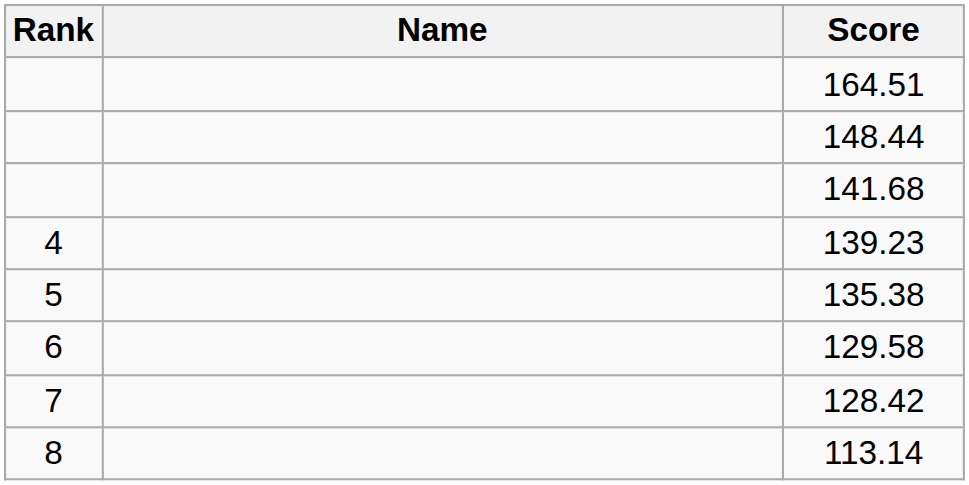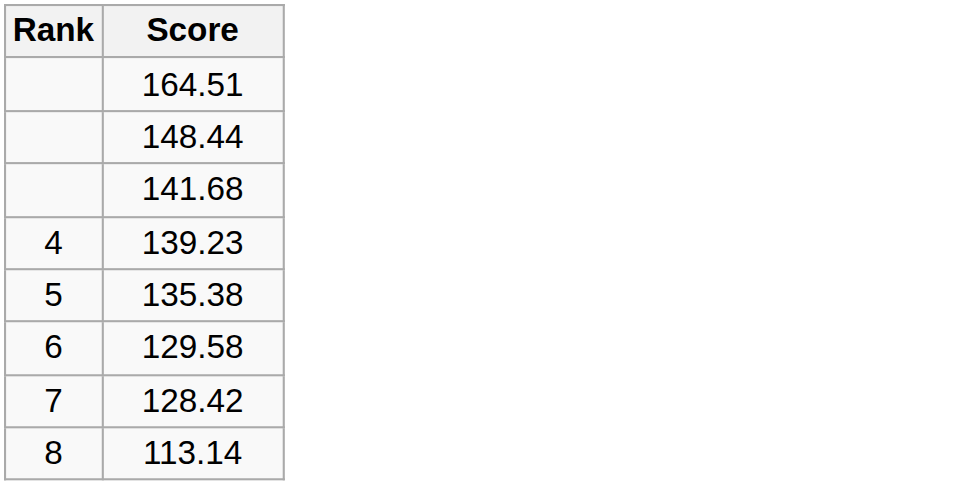- column: (442, 30)
